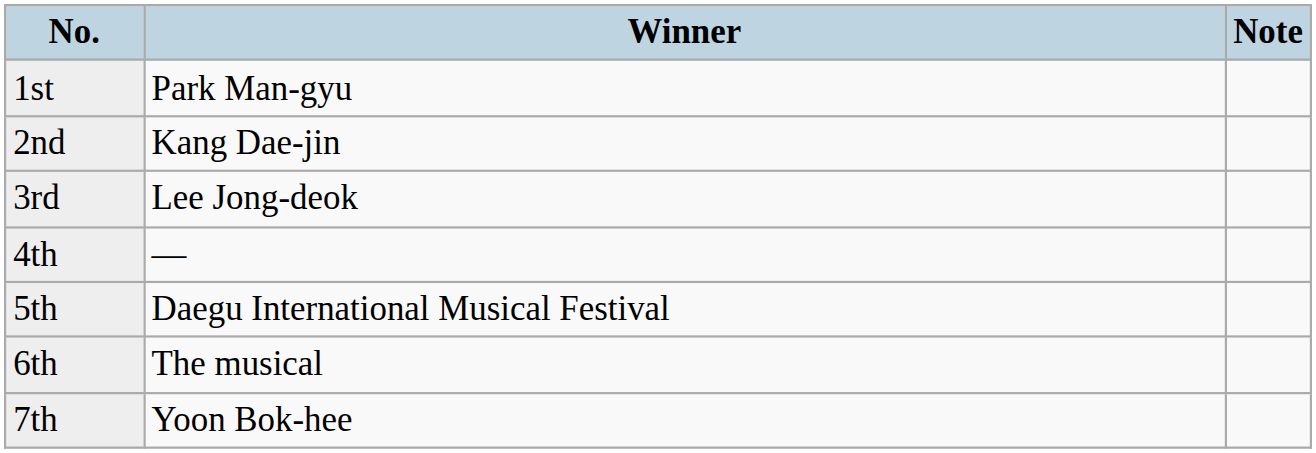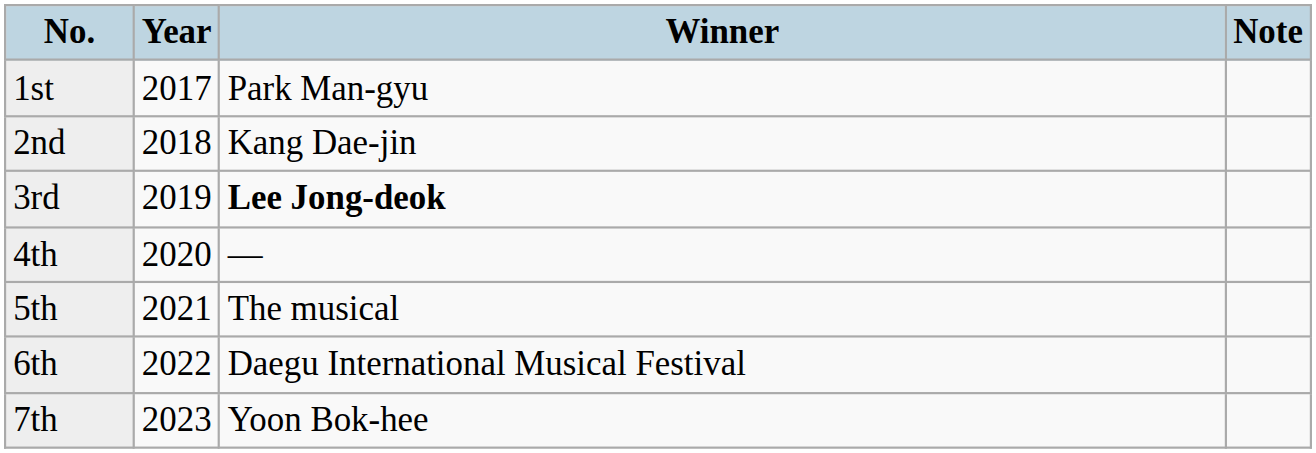+ column: (177, 32)
(255, 198) normal -> (337, 198) bold
(411, 308) Daegu International Musical Festival -> (313, 308) The musical
(237, 364) The musical -> (487, 364) Daegu International Musical Festival
